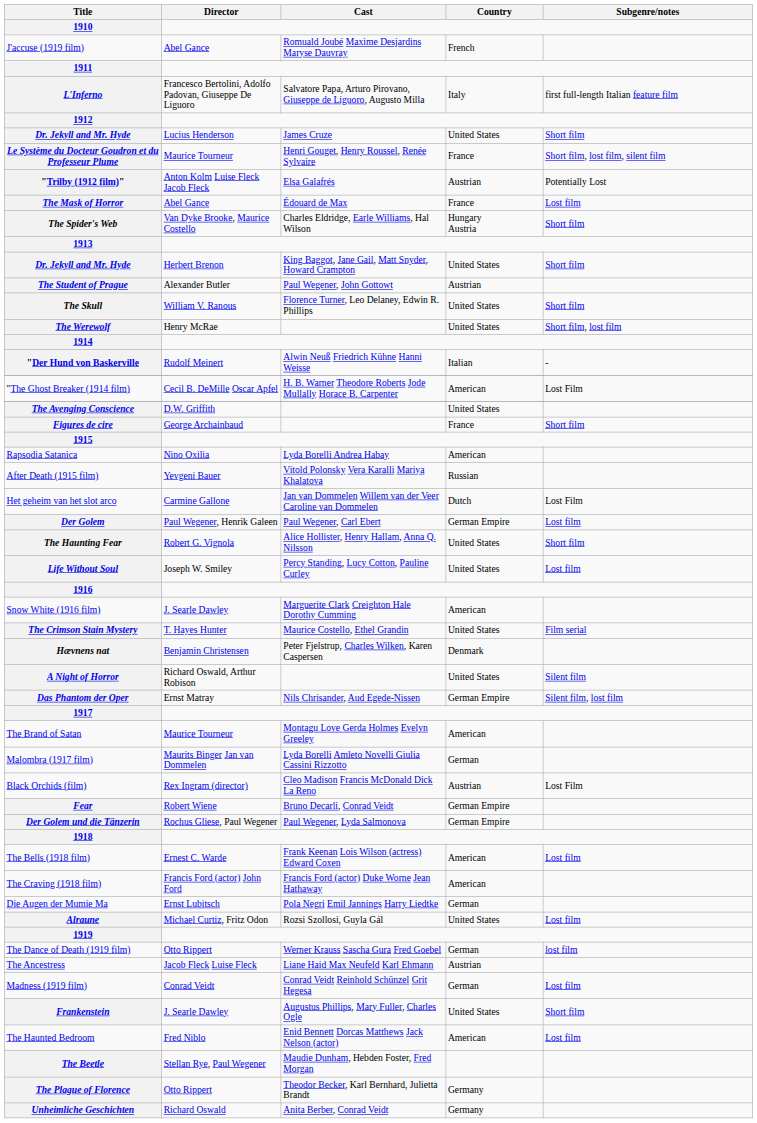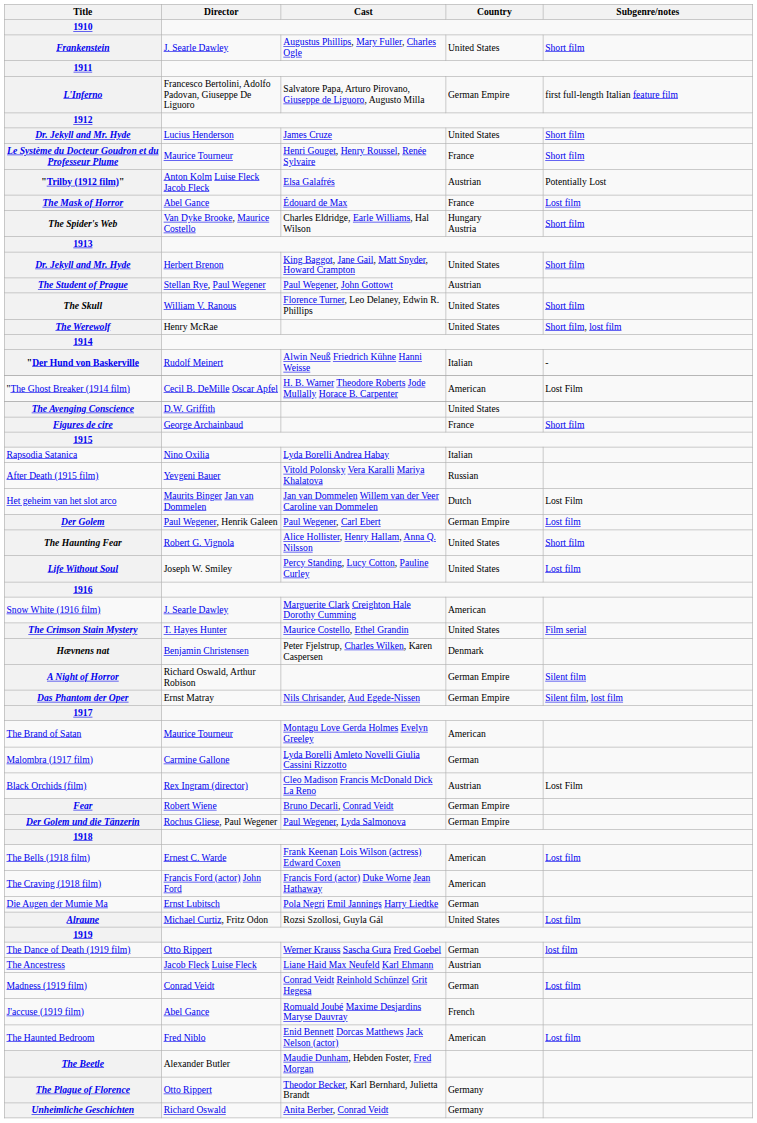rows swapped: (83, 1011) <-> (45, 47)
(457, 94) Italy -> (479, 94) German Empire
(605, 156) Short film, lost film, silent film -> (565, 156) Short film
(197, 285) Alexander Butler -> (215, 285) Stellan Rye, Paul Wegener
(467, 455) American -> (460, 455) Italian
(197, 501) Carmine Gallone -> (209, 501) Maurits Binger Jan van Dommelen
(474, 677) United States -> (479, 677) German Empire
(209, 760) Maurits Binger Jan van Dommelen -> (197, 760) Carmine Gallone
(215, 1063) Stellan Rye, Paul Wegener -> (197, 1063) Alexander Butler
